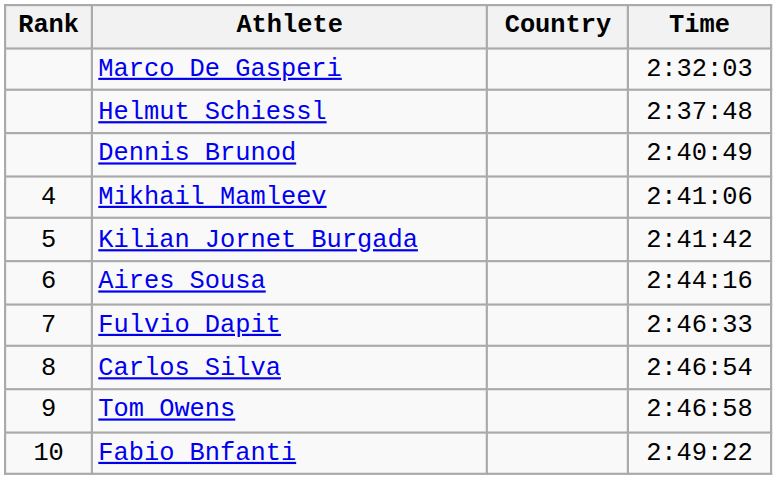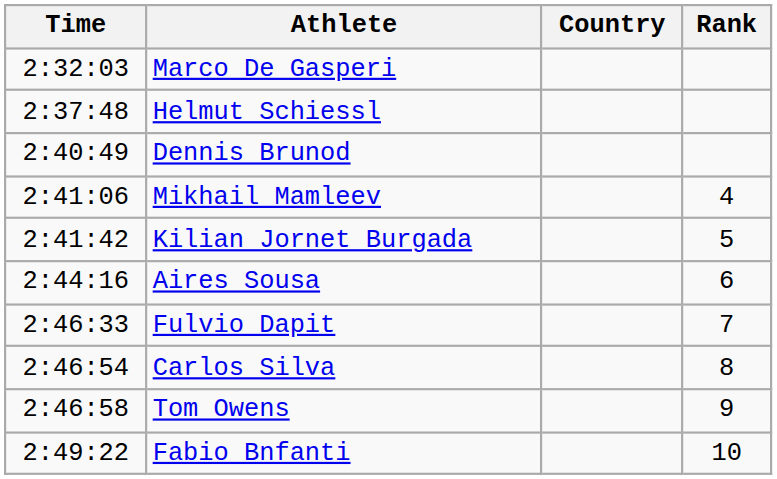columns swapped: (49, 26) <-> (699, 26)
